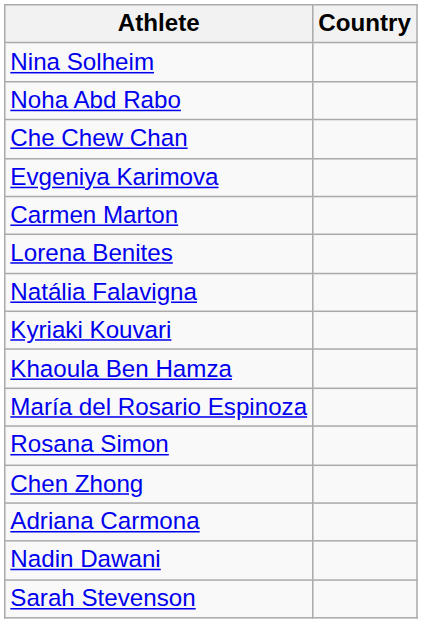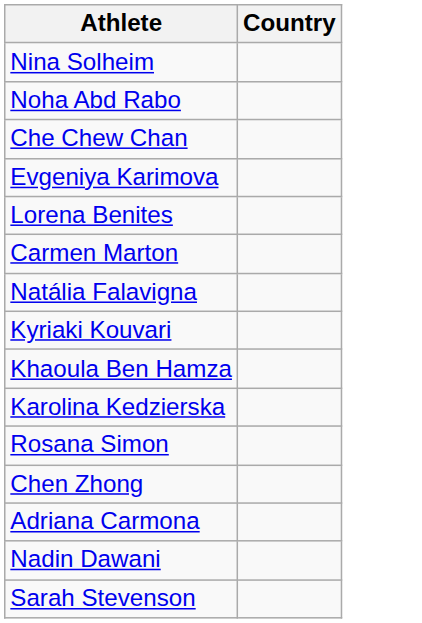rows swapped: (92, 253) <-> (94, 215)
- row: (159, 406)
+ row: (118, 406)
